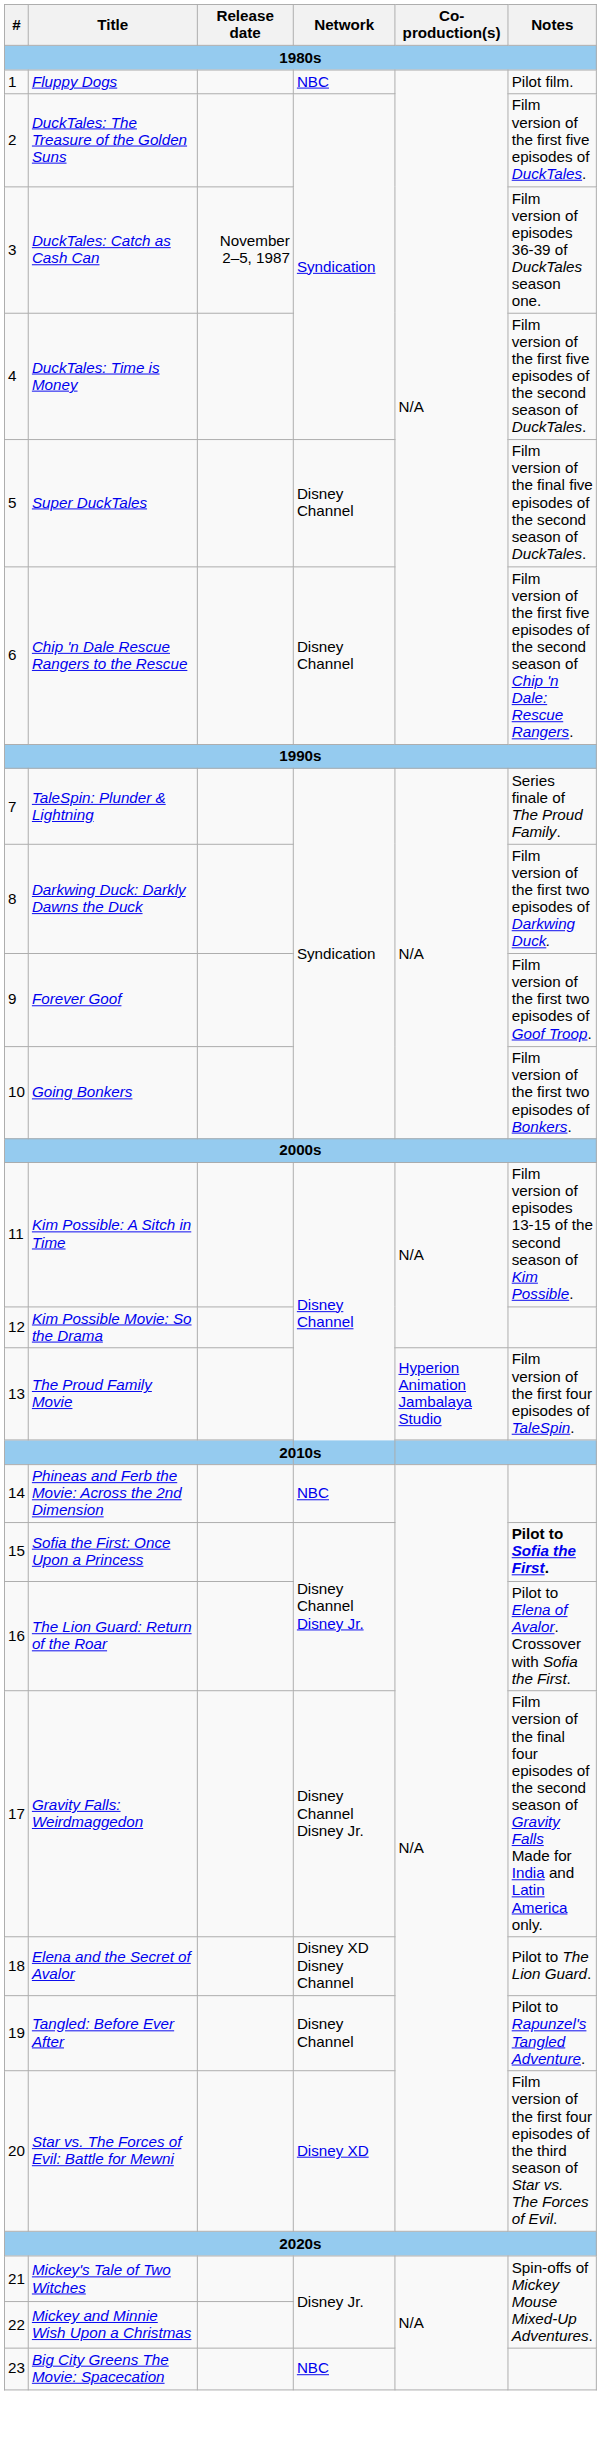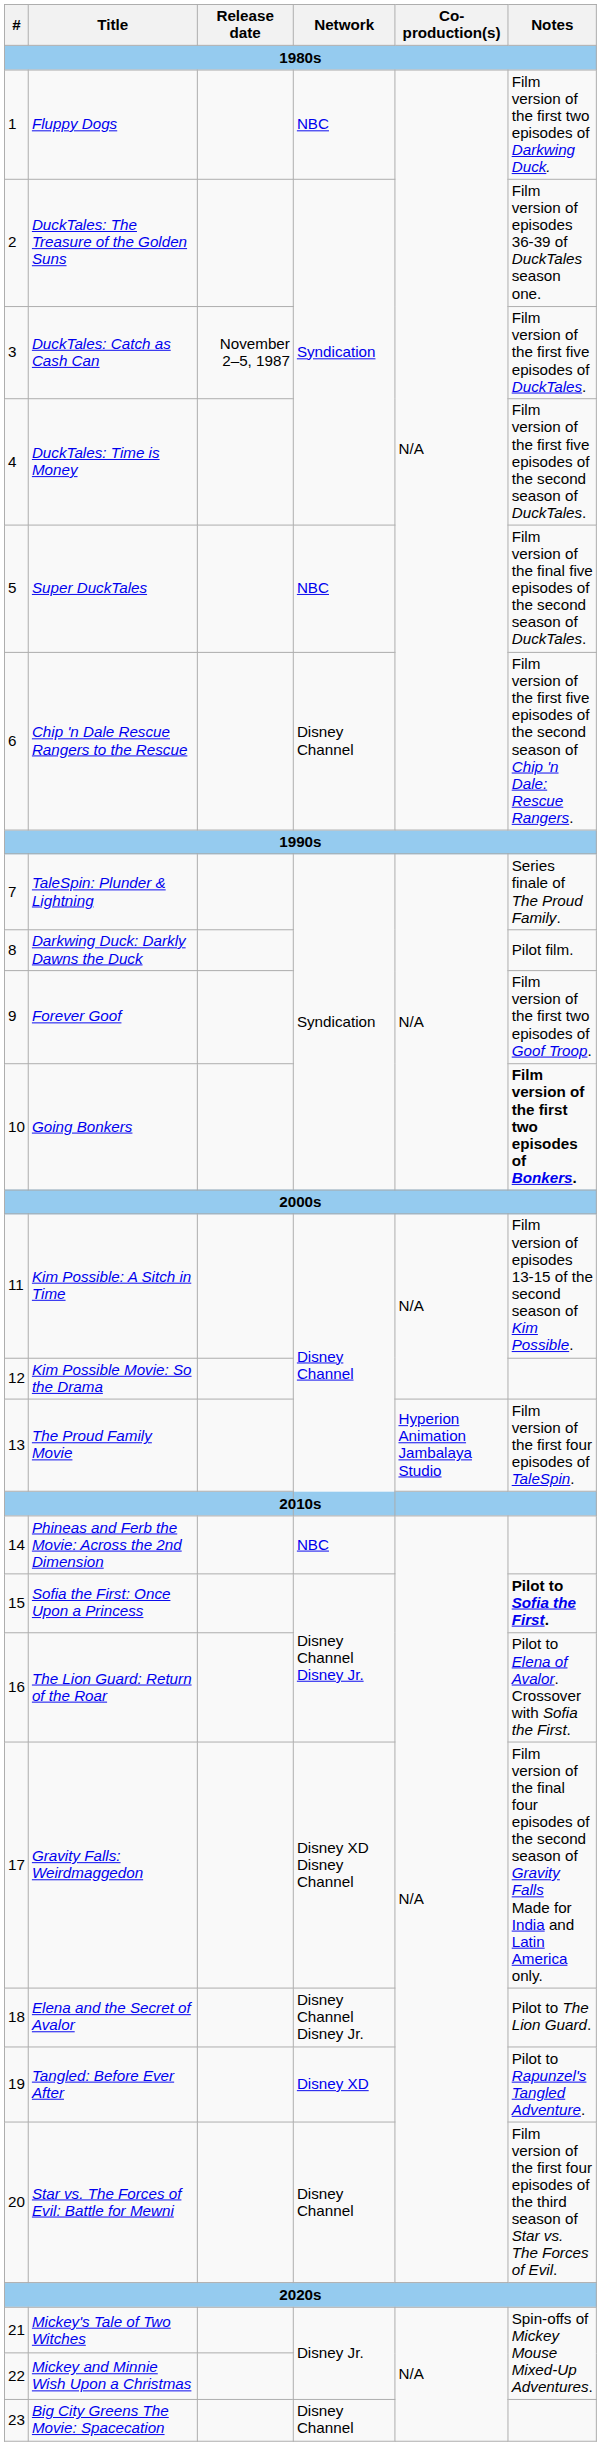(543, 81) Pilot film. -> (551, 124) Film version of the first two episodes of Darkwing Duck.
(551, 140) Film version of the first five episodes of DuckTales. -> (547, 242) Film version of episodes 36-39 of DuckTales season one.
(547, 249) Film version of episodes 36-39 of DuckTales season one. -> (551, 352) Film version of the first five episodes of DuckTales.
(325, 503) Disney Channel -> (313, 588) NBC
(551, 898) Film version of the first two episodes of Darkwing Duck. -> (543, 950) Pilot film.
(551, 1092) normal -> (548, 1126) bold
(330, 1813) Disney Channel Disney Jr. -> (333, 1865) Disney XD Disney Channel
(333, 1966) Disney XD Disney Channel -> (330, 2017) Disney Channel Disney Jr.
(325, 2033) Disney Channel -> (333, 2084) Disney XD
(333, 2151) Disney XD -> (325, 2202) Disney Channel
(313, 2368) NBC -> (325, 2420) Disney Channel
